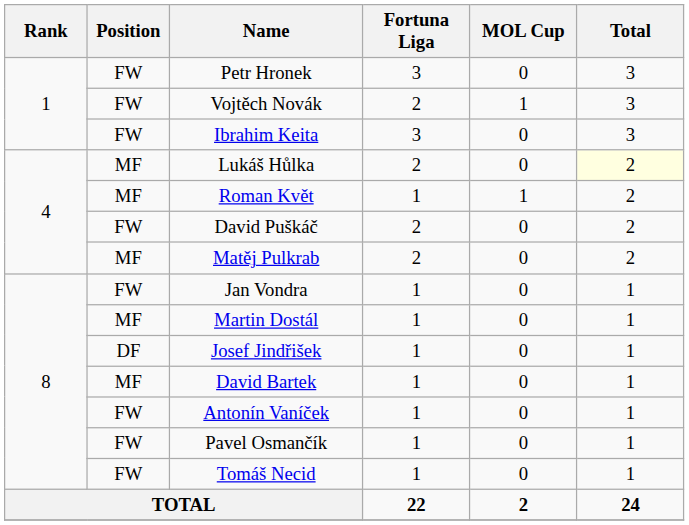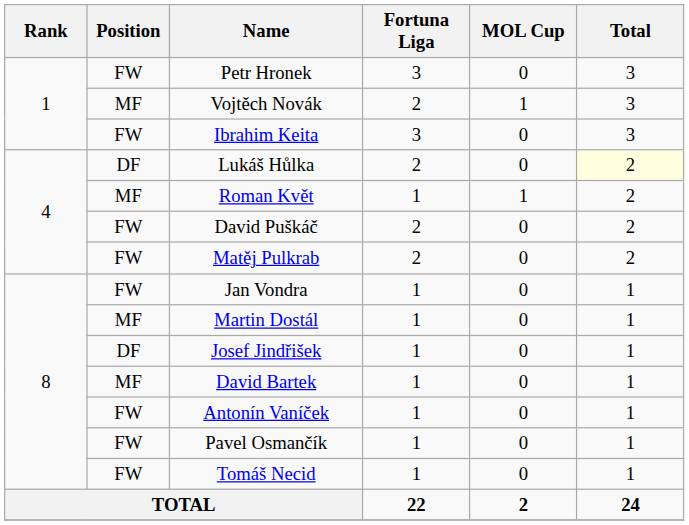(128, 103) FW -> (128, 103) MF
(128, 165) MF -> (128, 165) DF
(128, 258) MF -> (128, 258) FW
